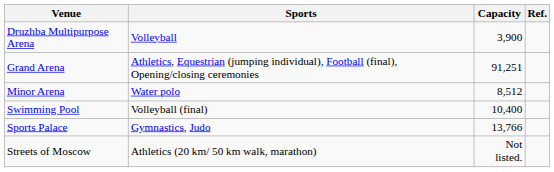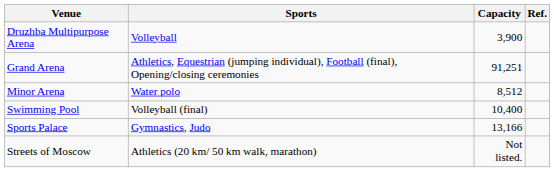(507, 127) 13,766 -> (507, 127) 13,166
